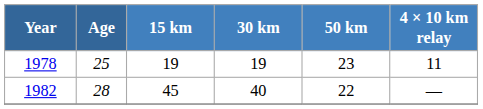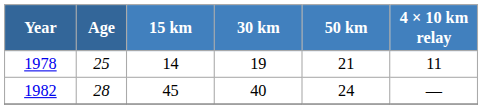(171, 64) 19 -> (171, 64) 14
(346, 64) 23 -> (346, 64) 21
(346, 90) 22 -> (346, 90) 24
